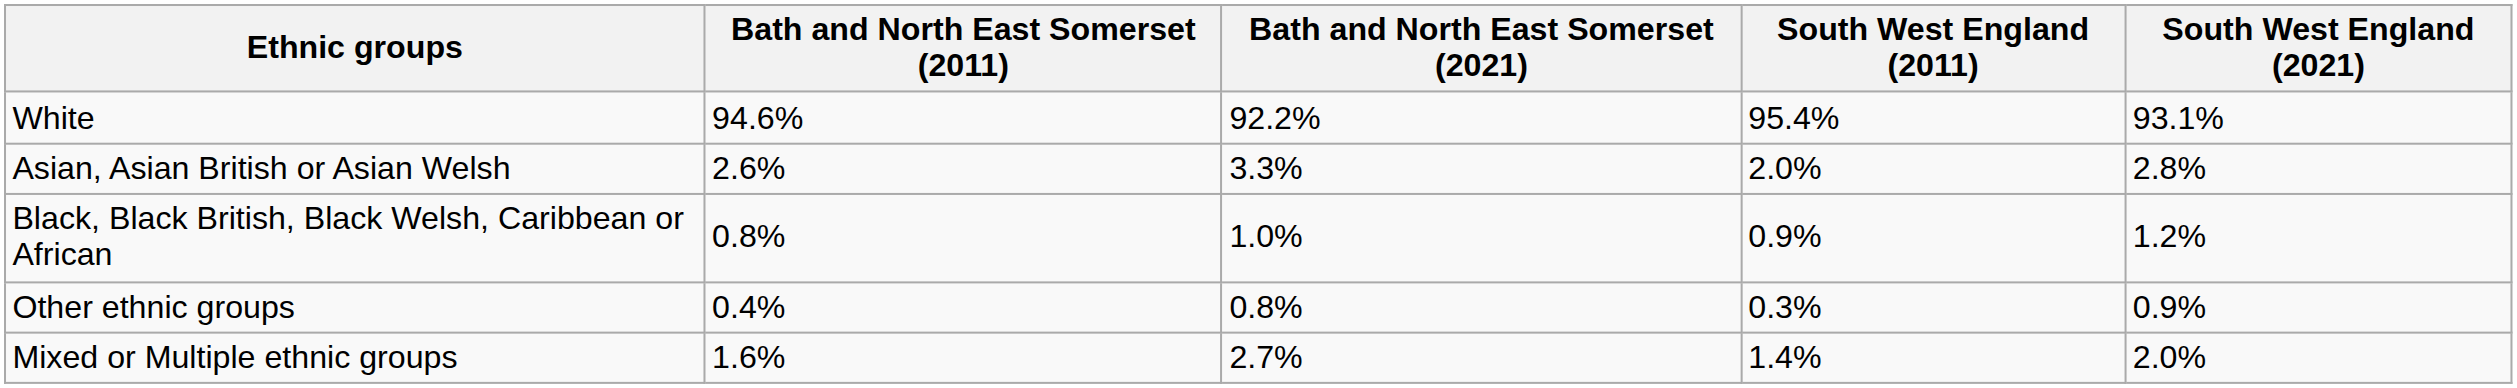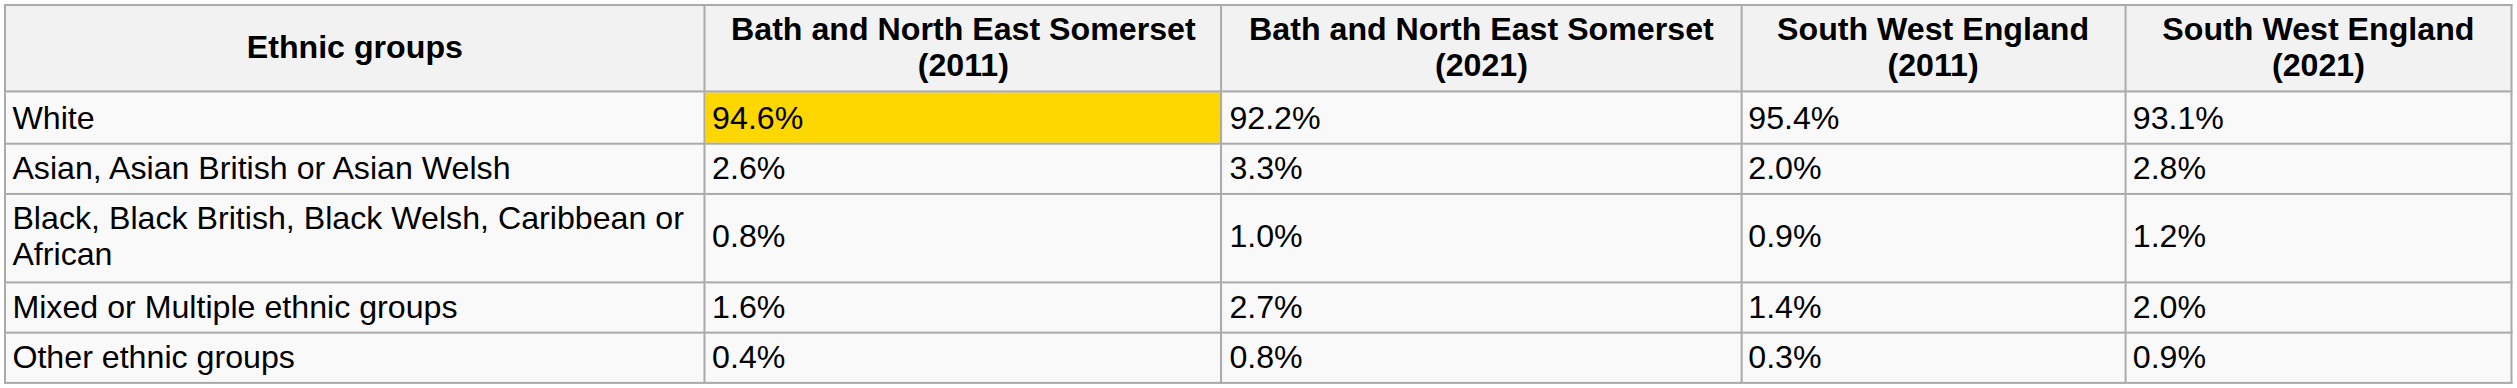(758, 117) no background -> (758, 117) gold background
rows swapped: (235, 357) <-> (154, 306)
